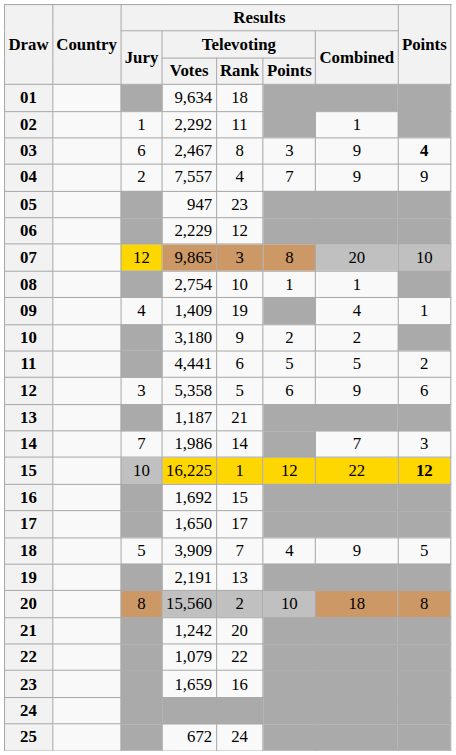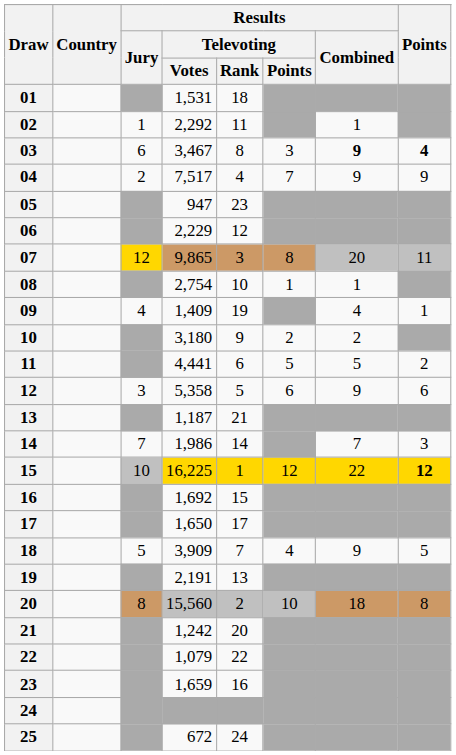(193, 97) 9,634 -> (193, 97) 1,531
(193, 151) 2,467 -> (193, 151) 3,467
(357, 151) normal -> (357, 151) bold
(193, 177) 7,557 -> (193, 177) 7,517
(424, 257) 10 -> (424, 257) 11
